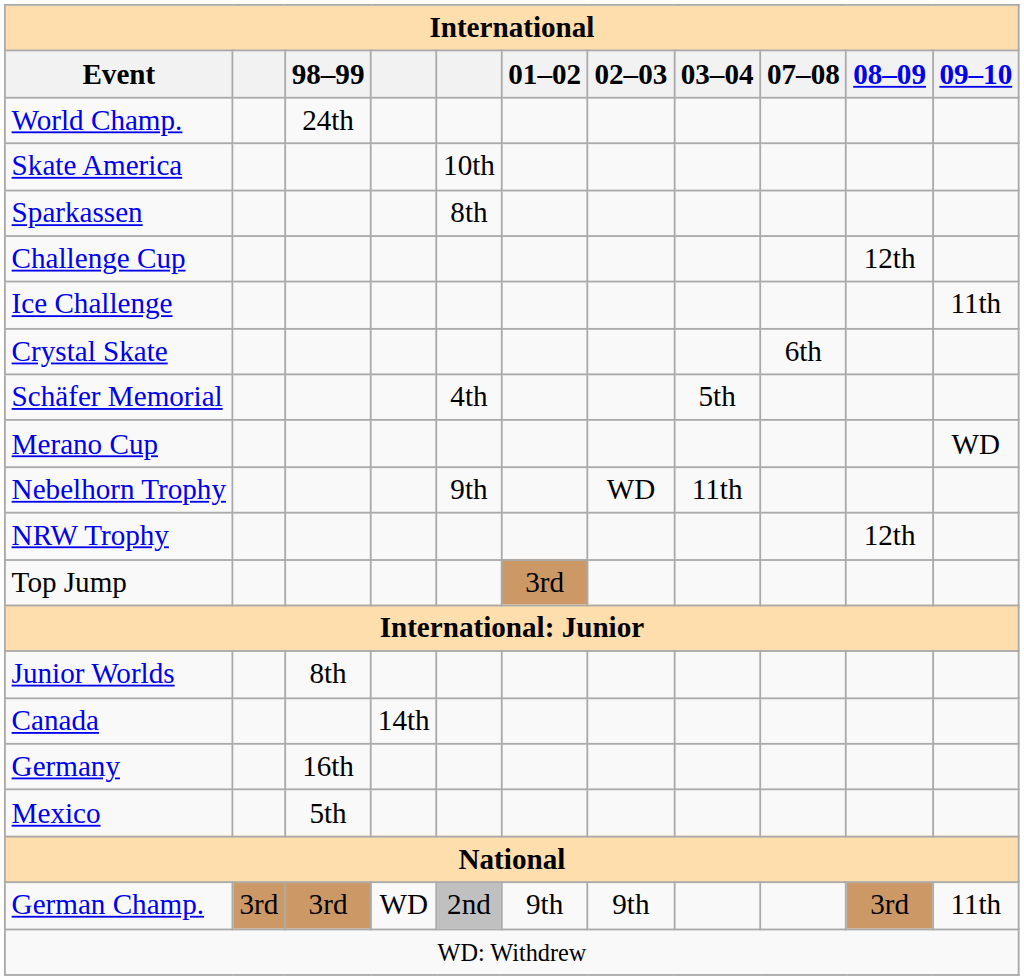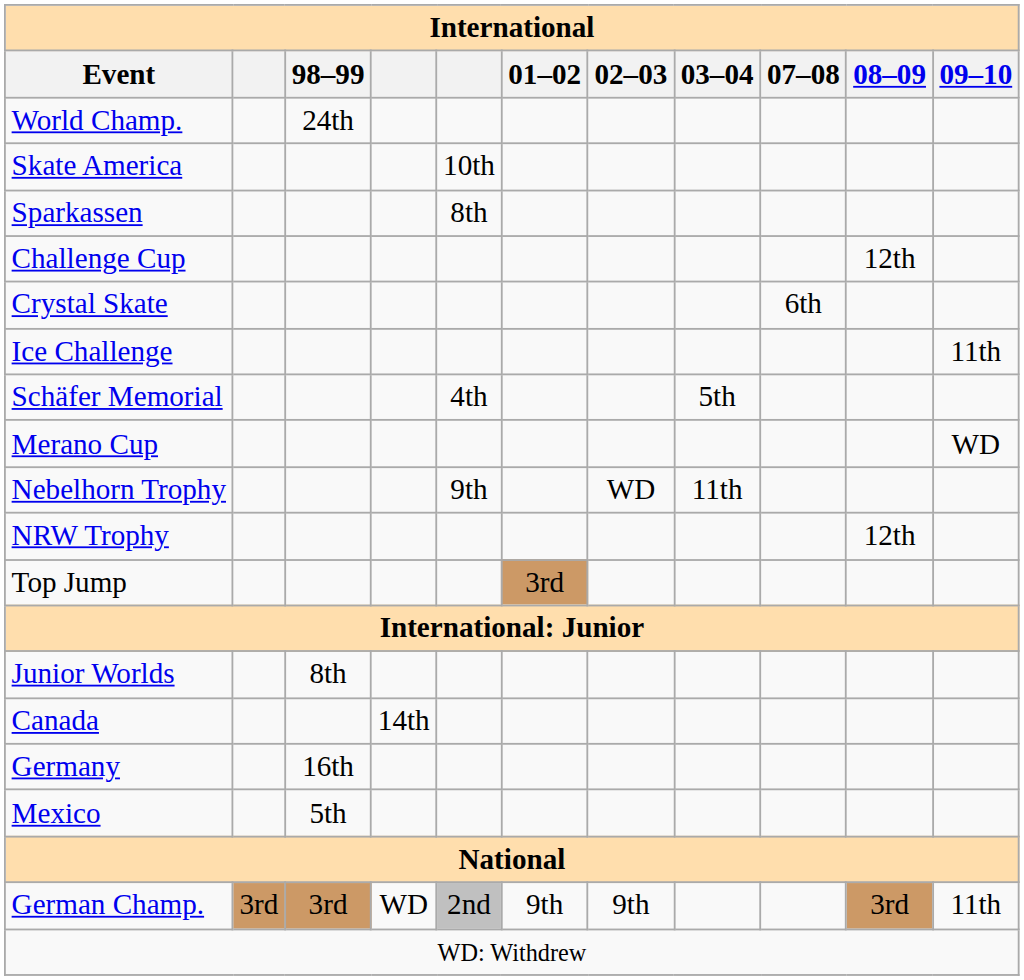rows swapped: (90, 350) <-> (92, 304)
